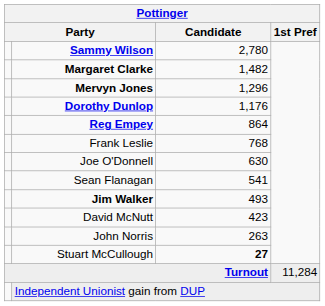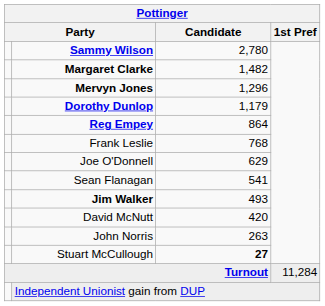(253, 106) 1,176 -> (253, 106) 1,179
(258, 161) 630 -> (258, 161) 629
(258, 217) 423 -> (258, 217) 420
